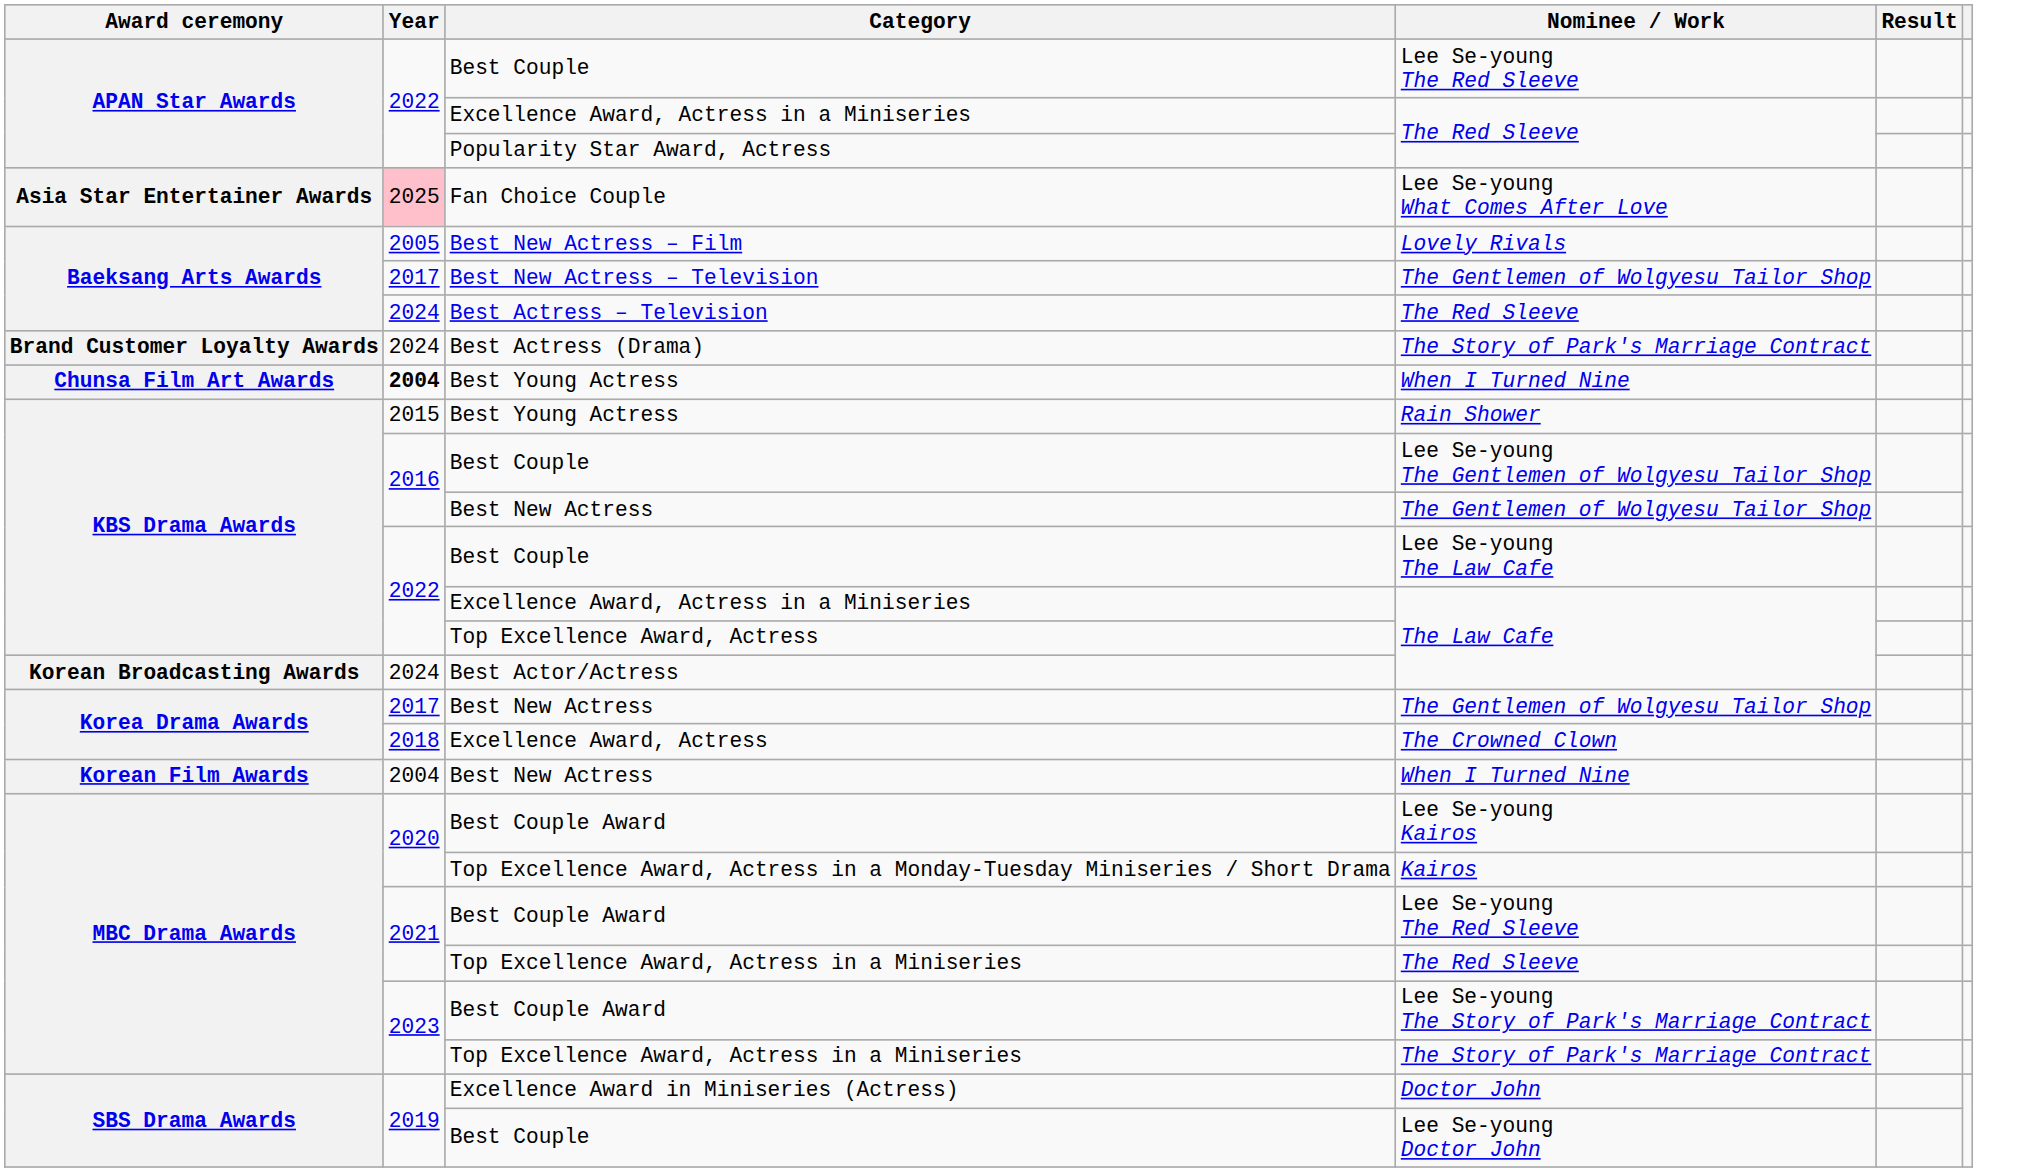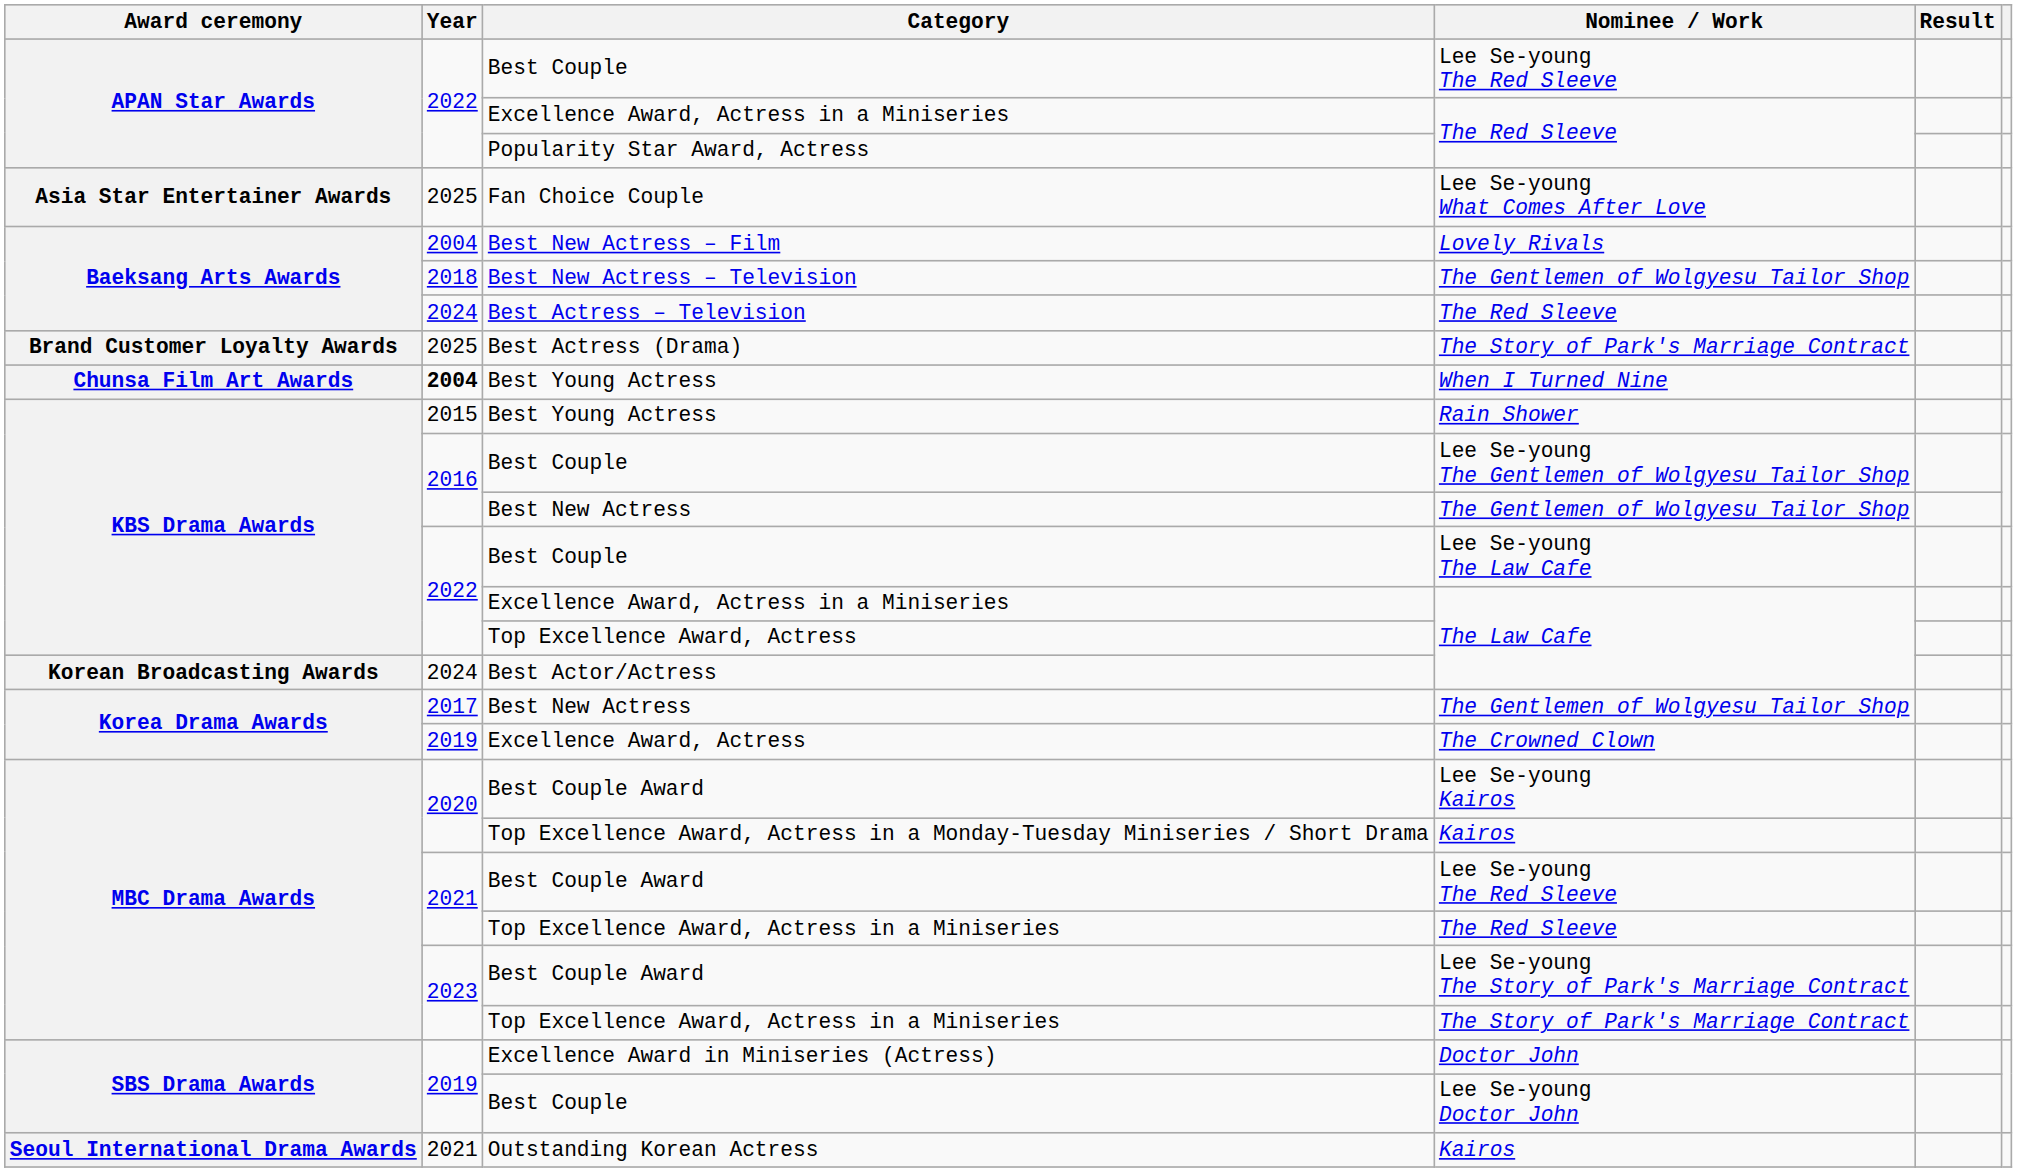(414, 197) pink background -> (452, 197) no background
(414, 244) 2005 -> (452, 244) 2004
(414, 278) 2017 -> (452, 278) 2018
(414, 347) 2024 -> (452, 347) 2025
(414, 742) 2018 -> (452, 742) 2019
- row: (551, 776)
+ row: (653, 1150)
